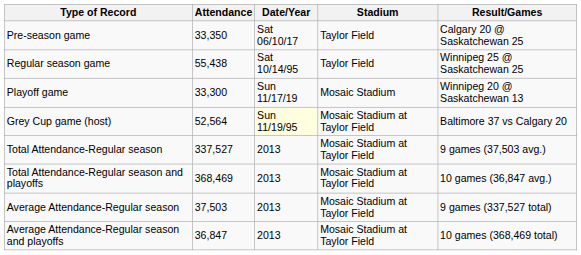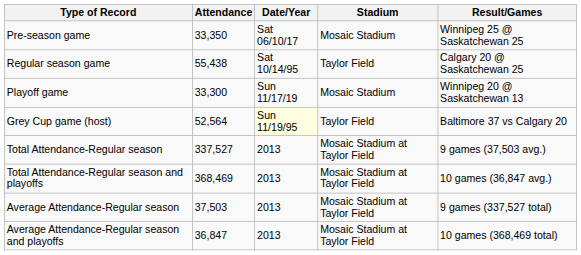(347, 35) Taylor Field -> (358, 35) Mosaic Stadium
(482, 35) Calgary 20 @ Saskatchewan 25 -> (482, 35) Winnipeg 25 @ Saskatchewan 25
(482, 64) Winnipeg 25 @ Saskatchewan 25 -> (482, 64) Calgary 20 @ Saskatchewan 25
(364, 121) Mosaic Stadium at Taylor Field -> (347, 121) Taylor Field
